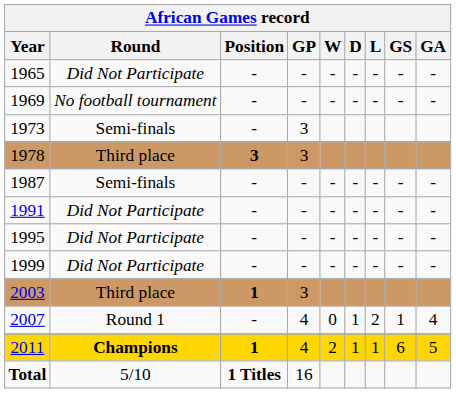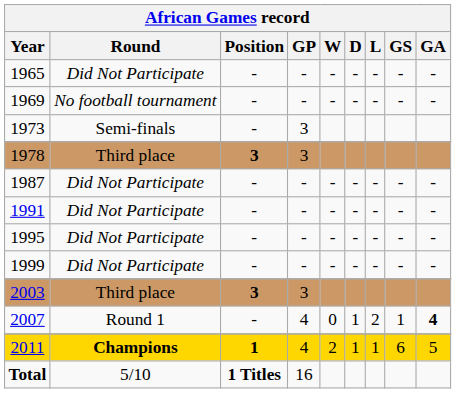(135, 182) Semi-finals -> (135, 182) Did Not Participate
(254, 292) 1 -> (254, 292) 3
(433, 319) normal -> (433, 319) bold
